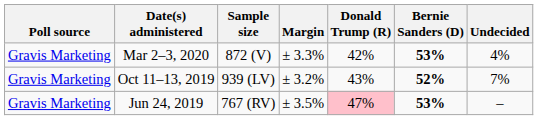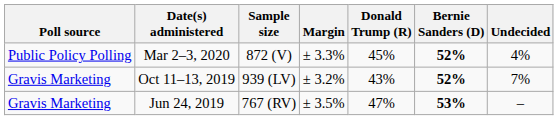(59, 55) Gravis Marketing -> (70, 55) Public Policy Polling
(361, 55) 42% -> (381, 55) 45%
(431, 55) 53% -> (451, 55) 52%
(361, 103) pink background -> (381, 103) no background
